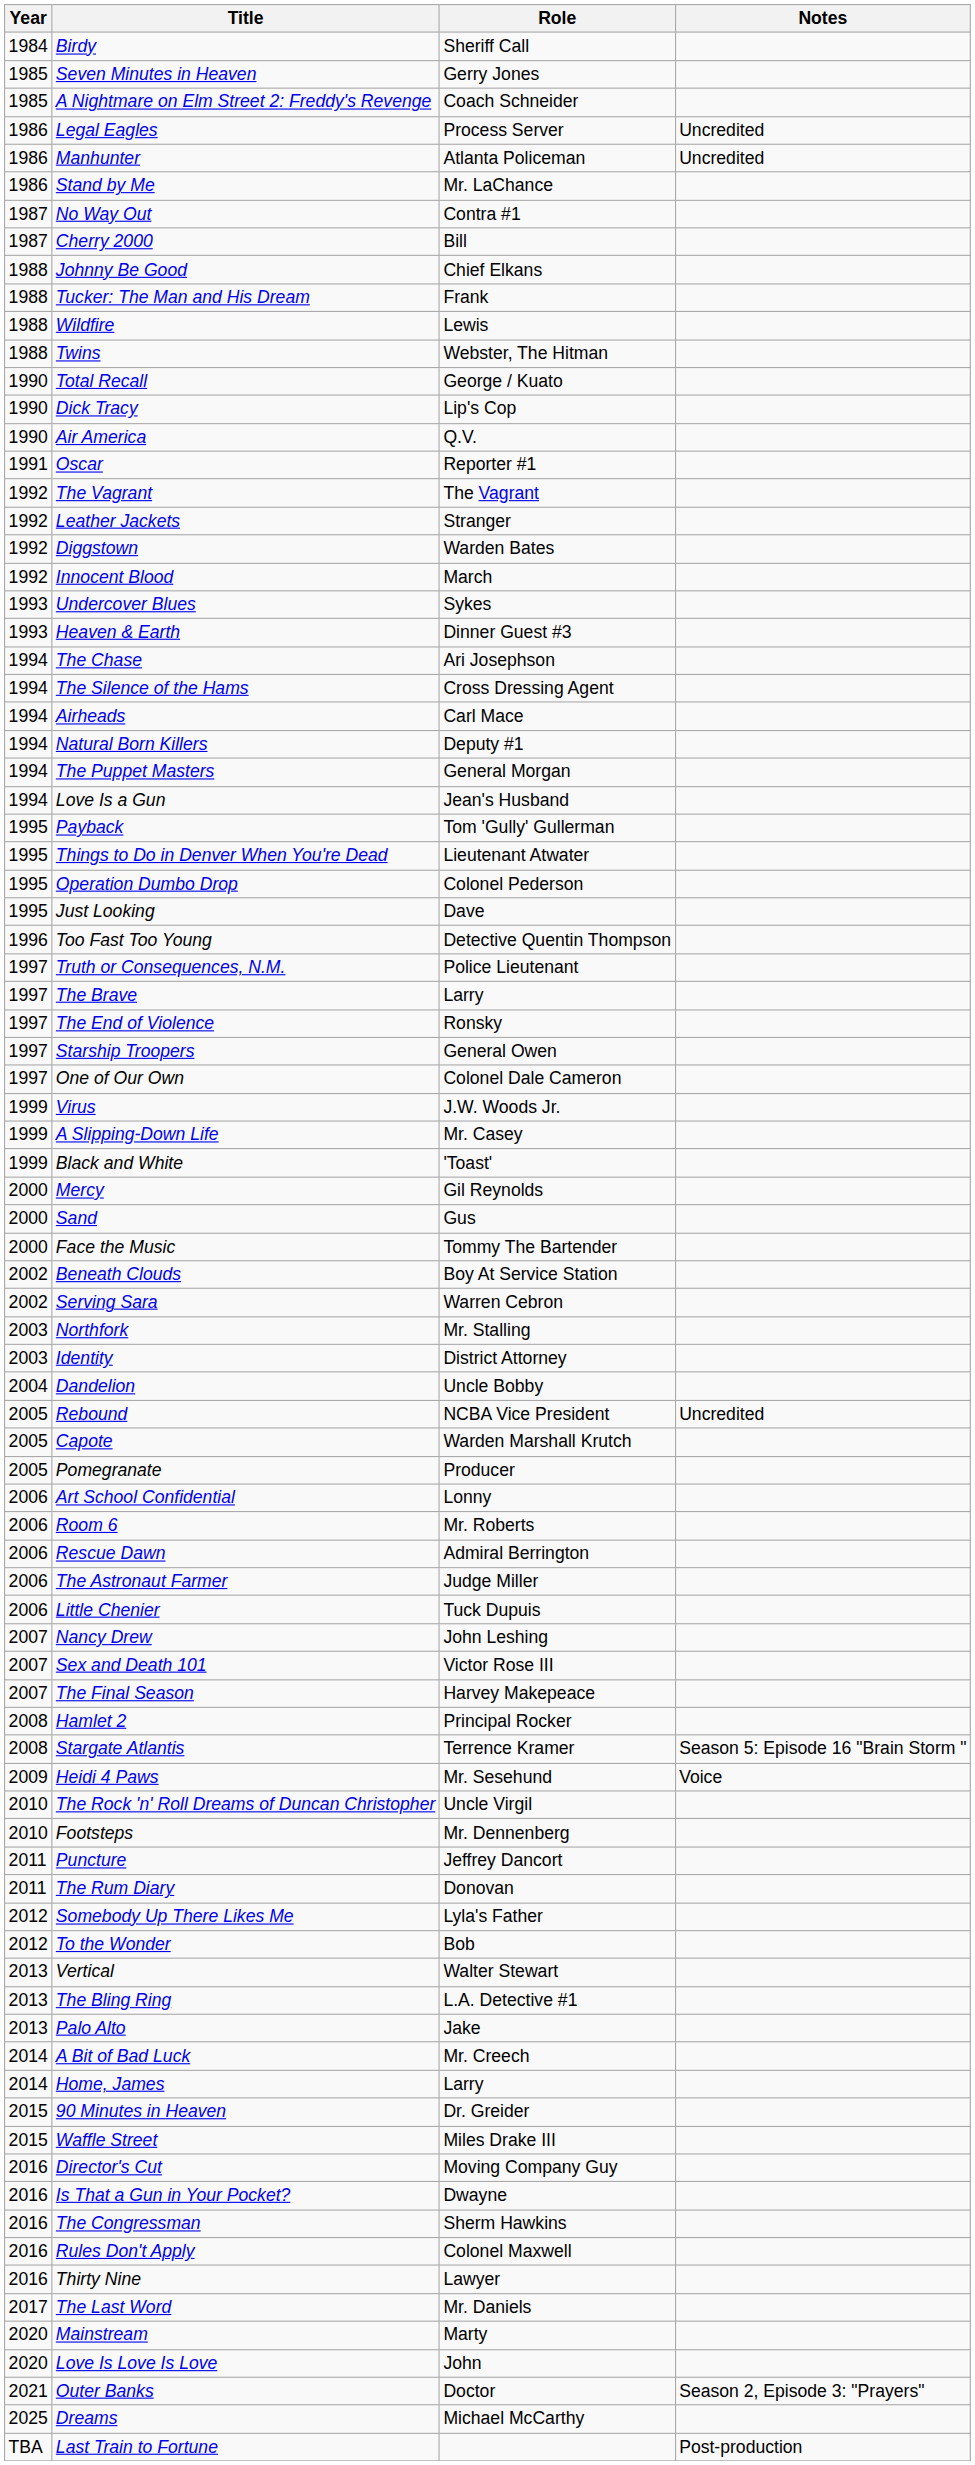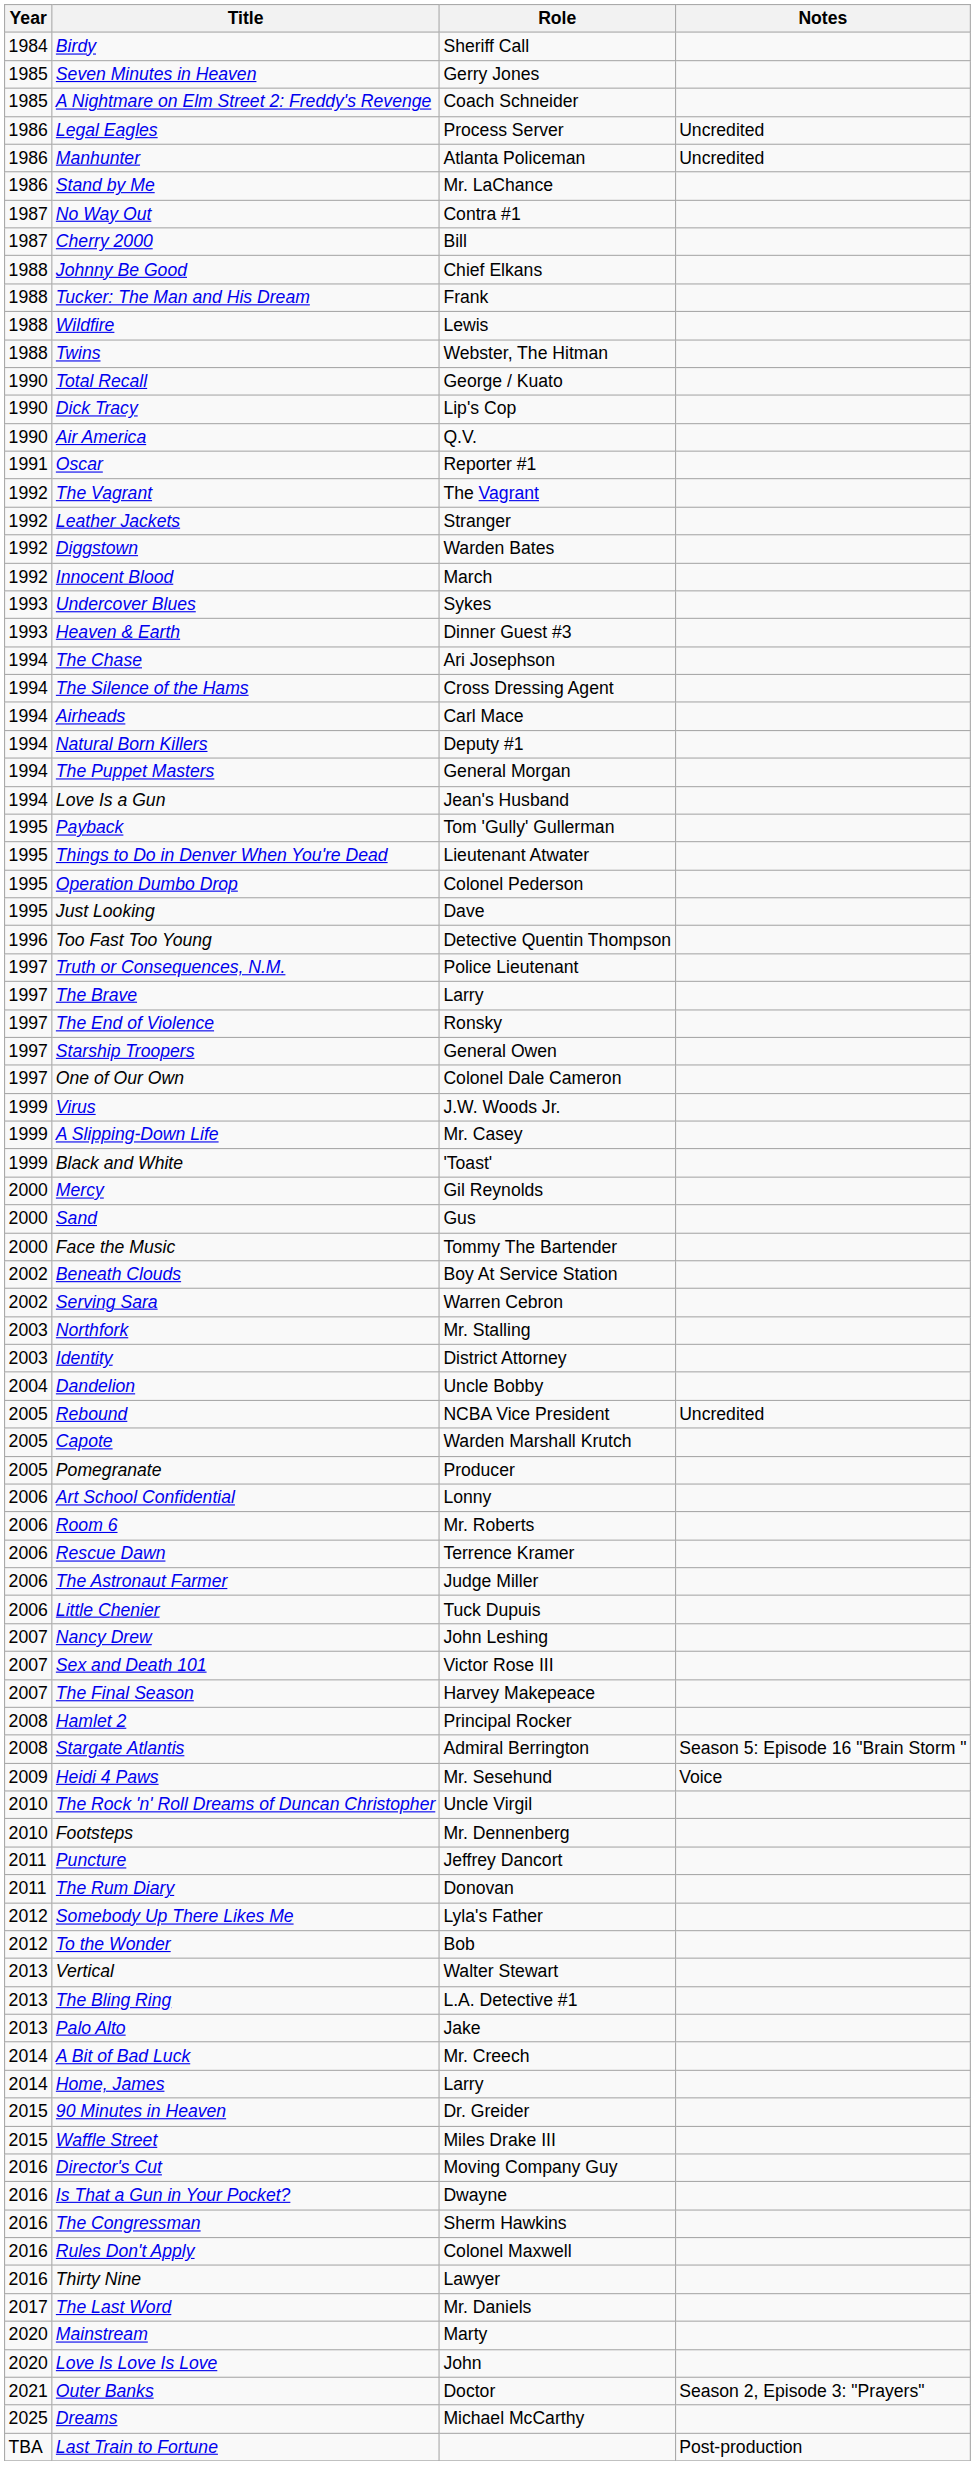(516, 1553) Admiral Berrington -> (509, 1553) Terrence Kramer
(509, 1749) Terrence Kramer -> (516, 1749) Admiral Berrington
